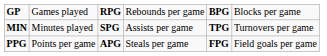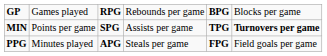(62, 28) Minutes played -> (64, 28) Points per game
(274, 28) normal -> (277, 28) bold
(64, 43) Points per game -> (62, 43) Minutes played
